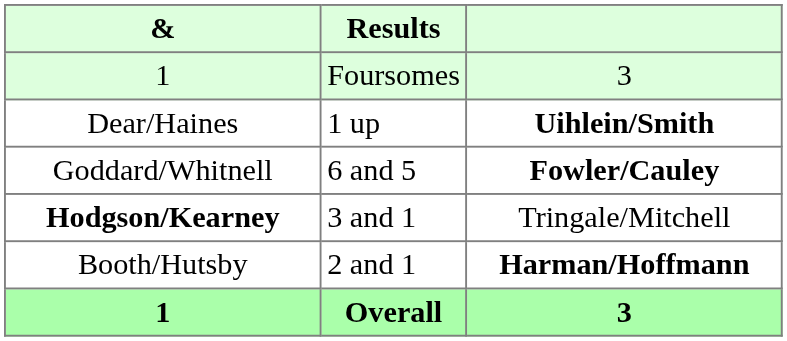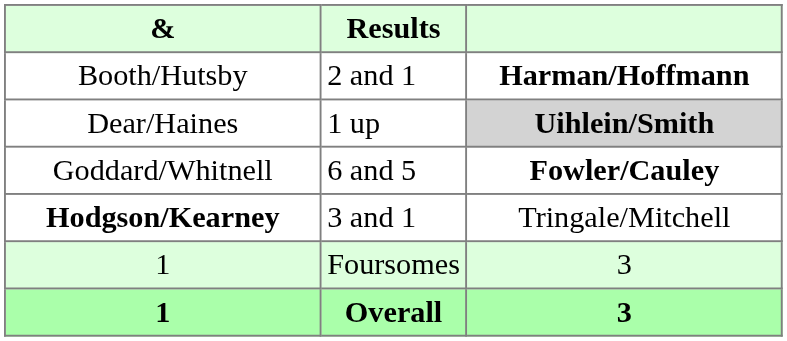rows swapped: (163, 264) <-> (163, 75)
(624, 122) no background -> (624, 122) lightgrey background
